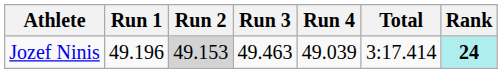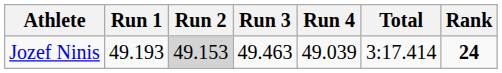(136, 52) 49.196 -> (136, 52) 49.193
(469, 52) paleturquoise background -> (469, 52) no background
